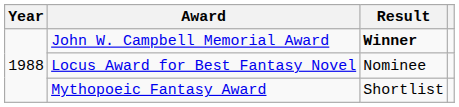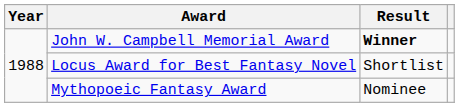(395, 65) Nominee -> (404, 65) Shortlist
(404, 90) Shortlist -> (395, 90) Nominee
